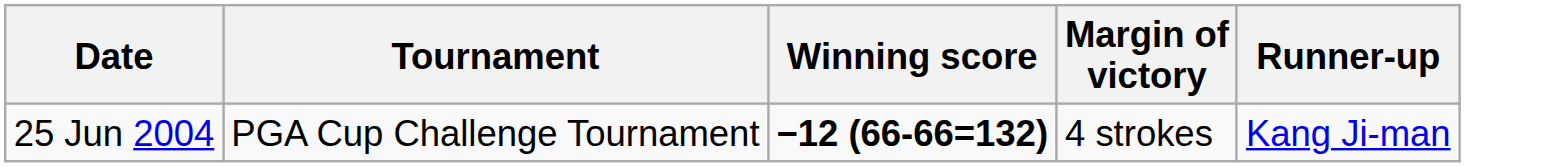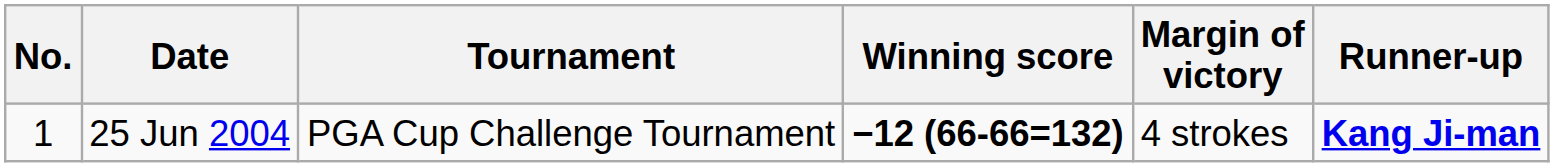+ column: (43, 55)
(1348, 133) normal -> (1431, 133) bold
